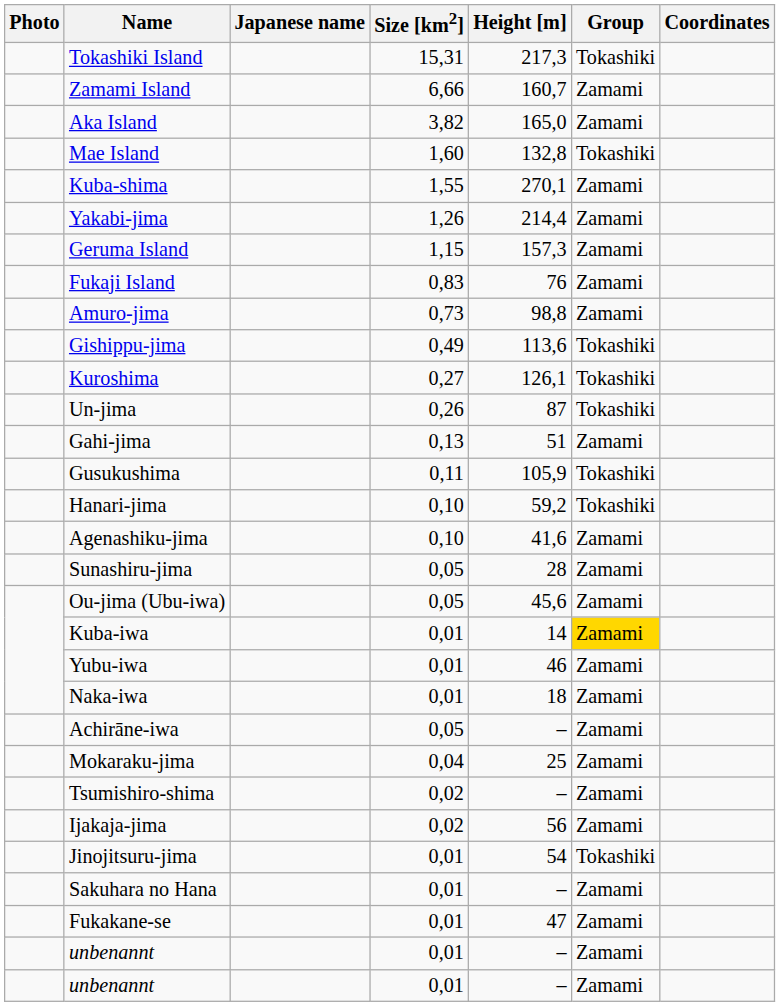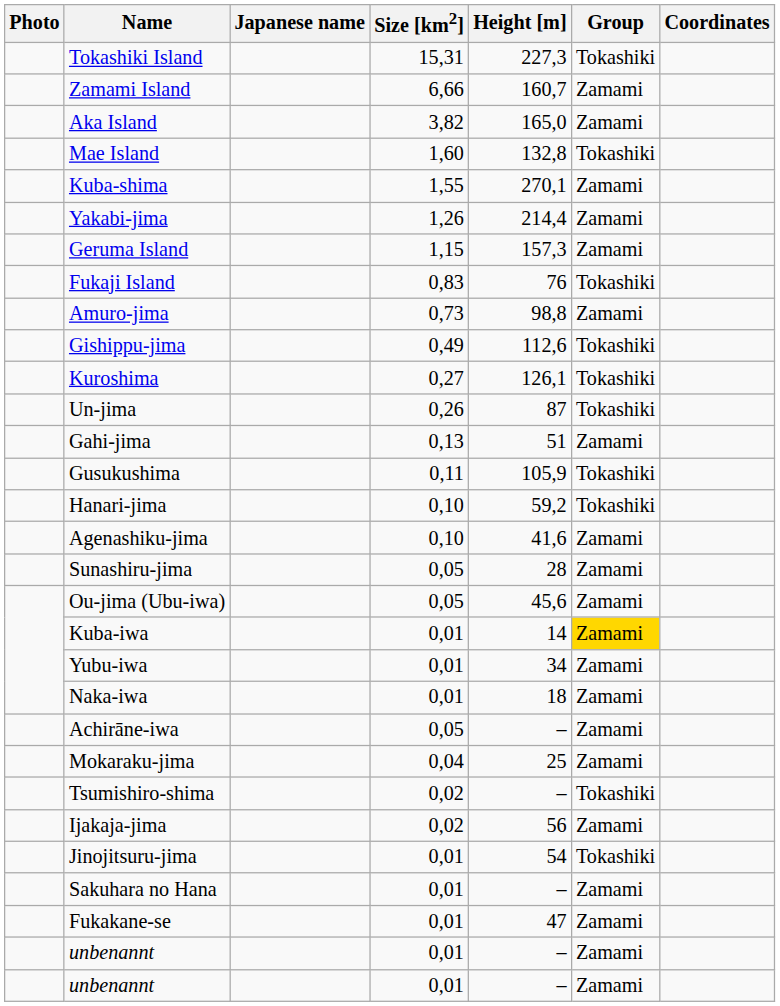(544, 57) 217,3 -> (544, 57) 227,3
(610, 281) Zamami -> (616, 281) Tokashiki
(544, 345) 113,6 -> (544, 345) 112,6
(557, 665) 46 -> (557, 665) 34
(610, 793) Zamami -> (616, 793) Tokashiki
